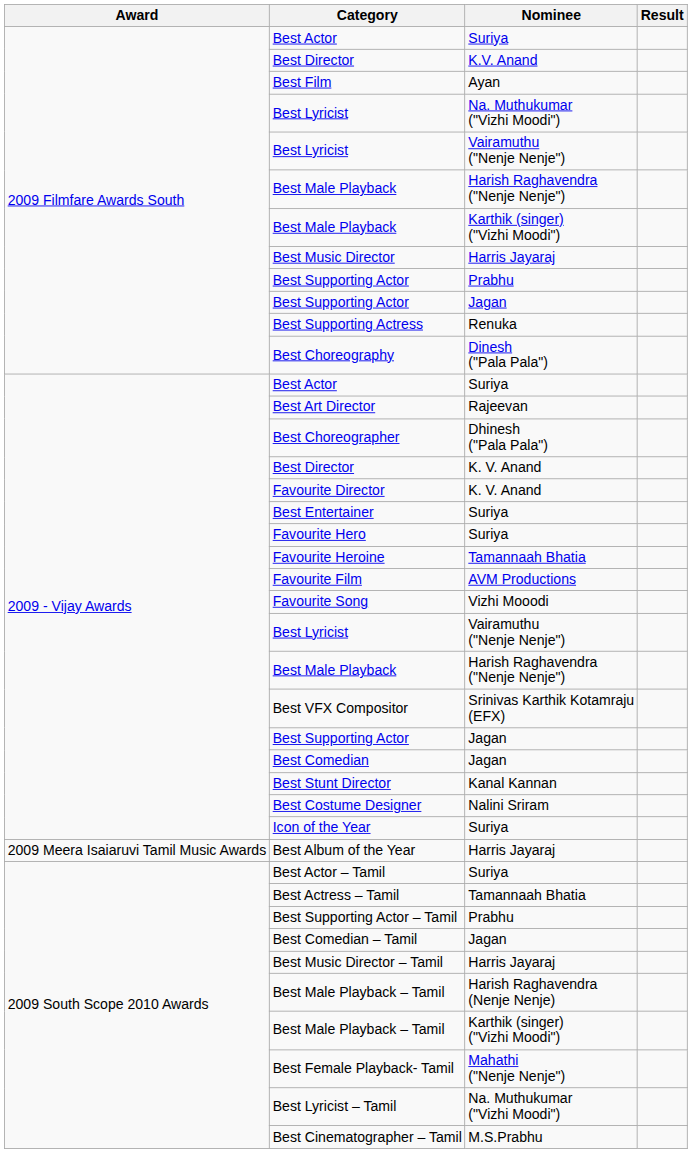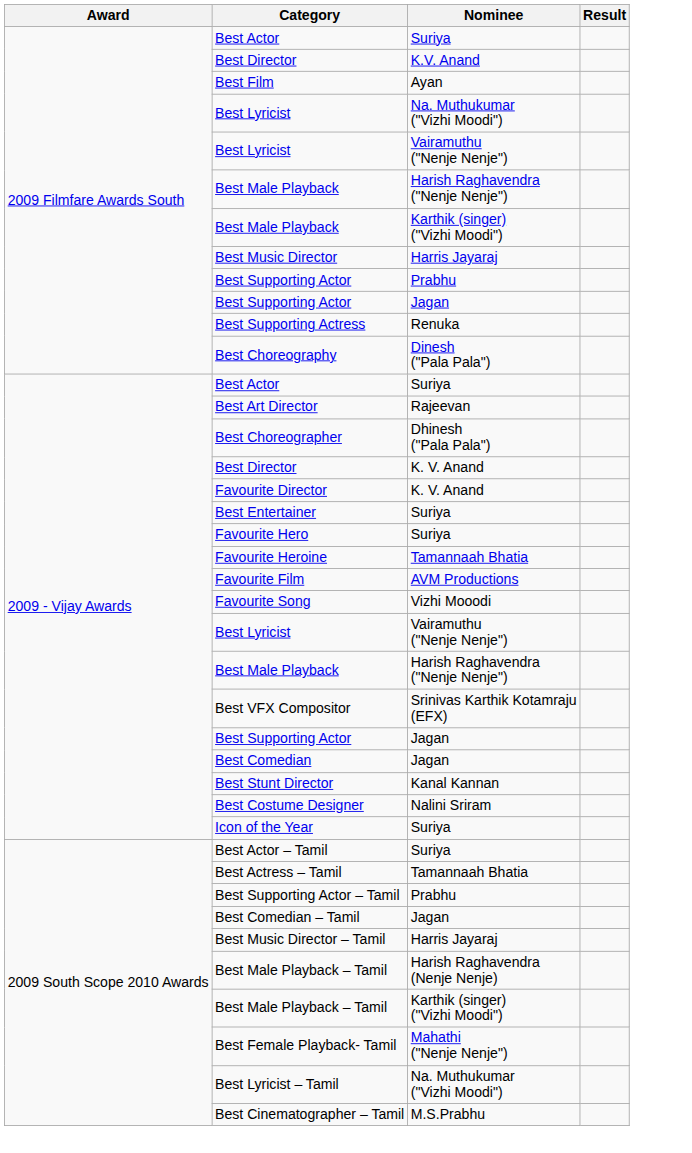- row: (344, 850)
